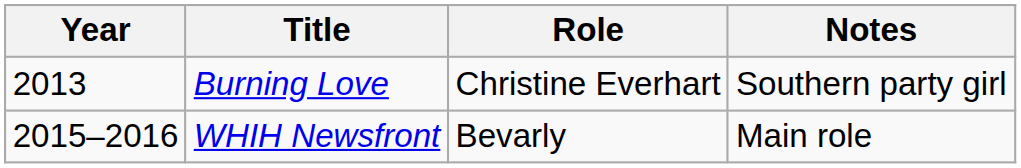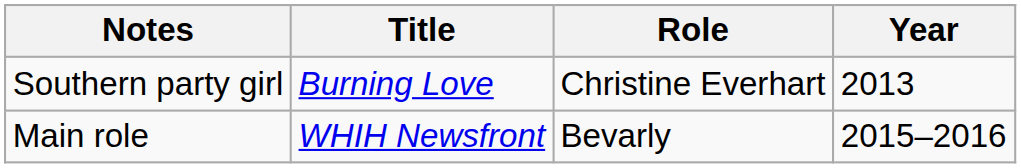columns swapped: (96, 30) <-> (871, 30)
